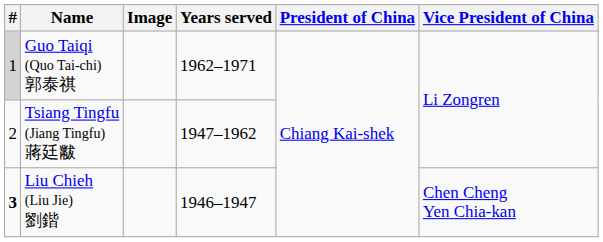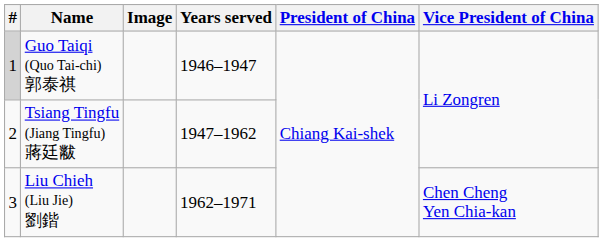(218, 65) 1962–1971 -> (218, 65) 1946–1947
(13, 201) bold -> (13, 201) normal
(218, 201) 1946–1947 -> (218, 201) 1962–1971
